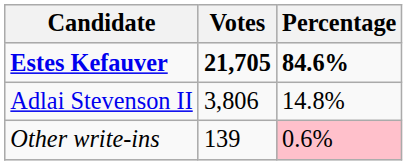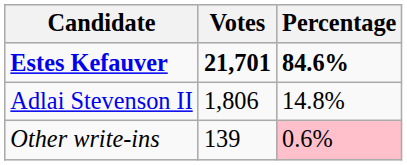(237, 62) 21,705 -> (237, 62) 21,701
(231, 100) 3,806 -> (231, 100) 1,806
